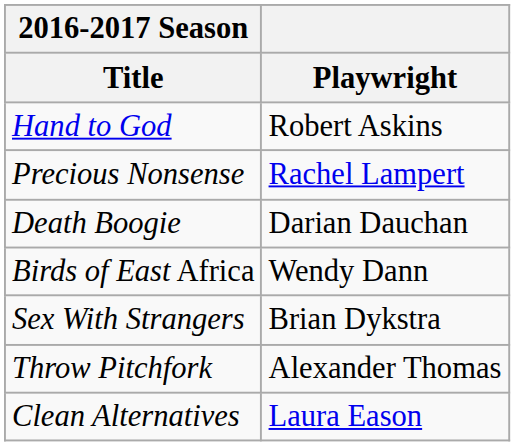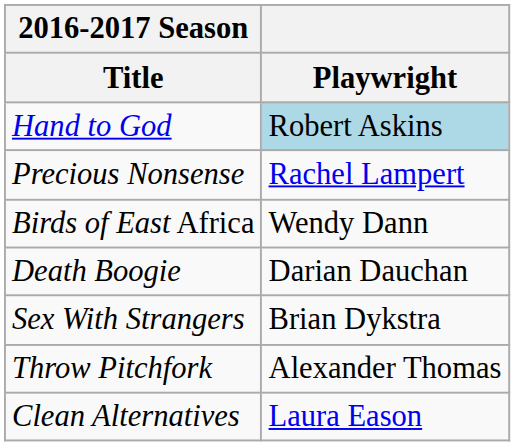(356, 125) no background -> (356, 125) lightblue background
rows swapped: (96, 222) <-> (133, 271)
